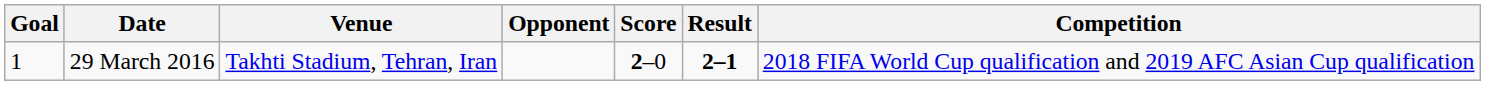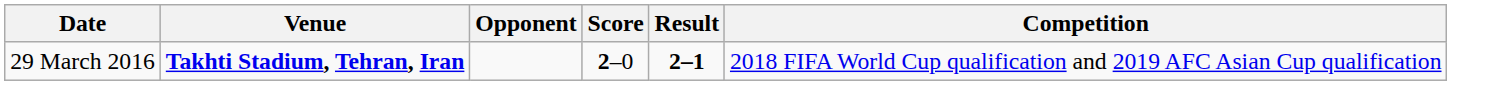- column: (35, 23)
(361, 60) normal -> (315, 60) bold
